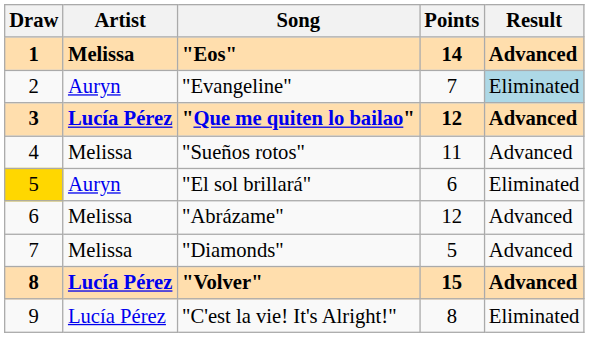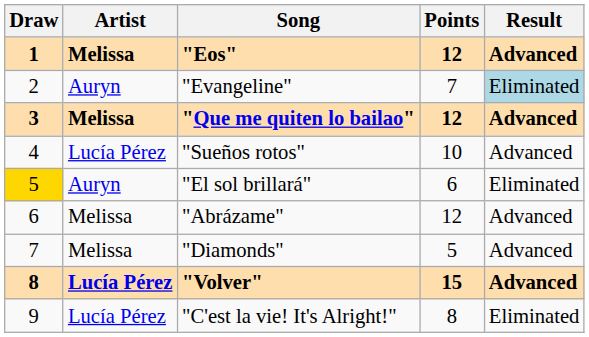(452, 53) 14 -> (452, 53) 12
(120, 119) Lucía Pérez -> (101, 119) Melissa
(100, 151) Melissa -> (117, 151) Lucía Pérez
(452, 151) 11 -> (452, 151) 10
